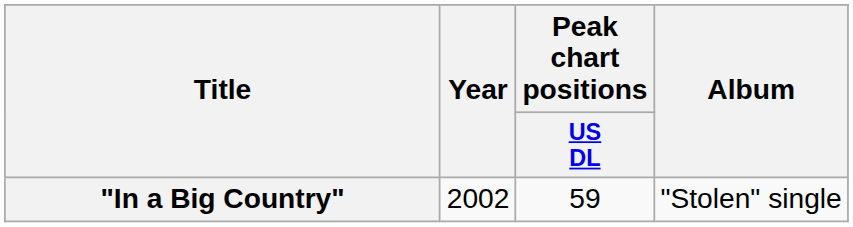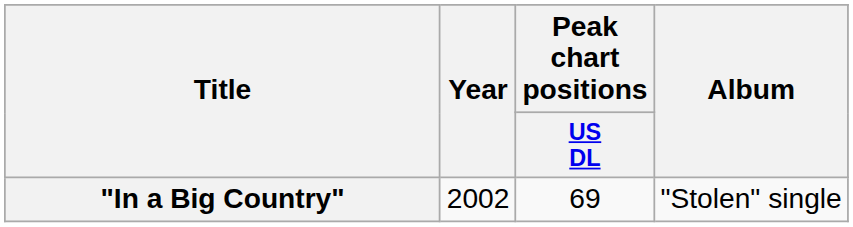(585, 198) 59 -> (585, 198) 69
